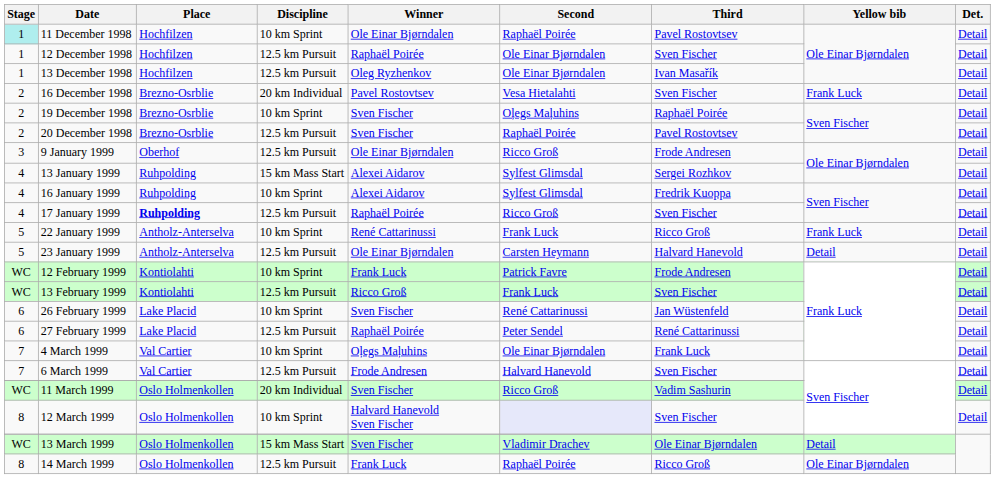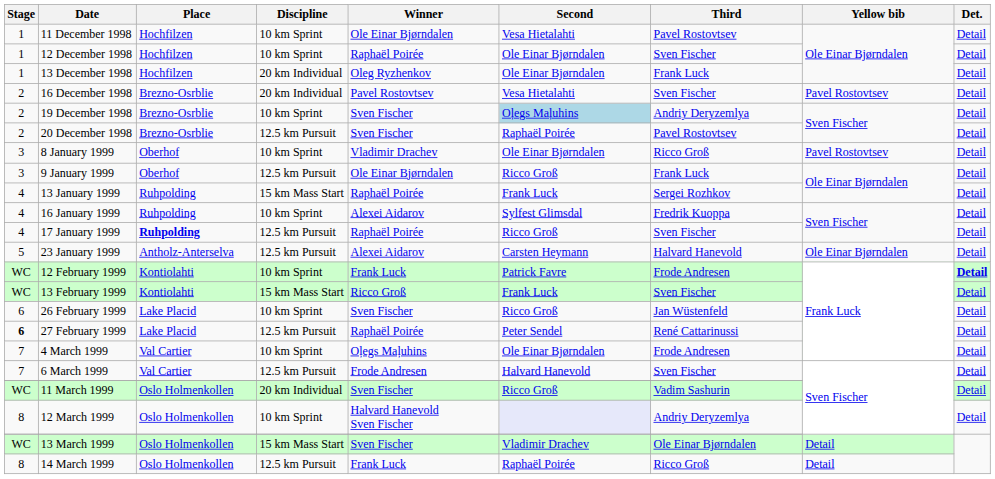(21, 34) paleturquoise background -> (21, 34) no background
(539, 34) Raphaël Poirée -> (538, 34) Vesa Hietalahti
(298, 54) 12.5 km Pursuit -> (291, 54) 10 km Sprint
(298, 73) 12.5 km Pursuit -> (301, 73) 20 km Individual
(686, 73) Ivan Masařík -> (681, 73) Frank Luck
(834, 93) Frank Luck -> (847, 93) Pavel Rostovtsev
(541, 113) no background -> (540, 113) lightblue background
(691, 113) Raphaël Poirée -> (701, 113) Andriy Deryzemlya
+ row: (77, 153)
(693, 153) Frode Andresen -> (681, 172) Frank Luck
(388, 172) Alexei Aidarov -> (387, 192) Raphaël Poirée
(543, 172) Sylfest Glimsdal -> (530, 192) Frank Luck
- row: (80, 232)
(402, 252) Ole Einar Bjørndalen -> (387, 252) Alexei Aidarov
(821, 252) Detail -> (856, 252) Ole Einar Bjørndalen
(973, 271) normal -> (972, 271) bold
(298, 291) 12.5 km Pursuit -> (302, 291) 15 km Mass Start
(545, 311) René Cattarinussi -> (530, 311) Ricco Groß
(21, 331) normal -> (21, 331) bold
(682, 351) Frank Luck -> (692, 351) Frode Andresen
(686, 417) Sven Fischer -> (701, 417) Andriy Deryzemlya
(858, 464) Ole Einar Bjørndalen -> (820, 464) Detail
